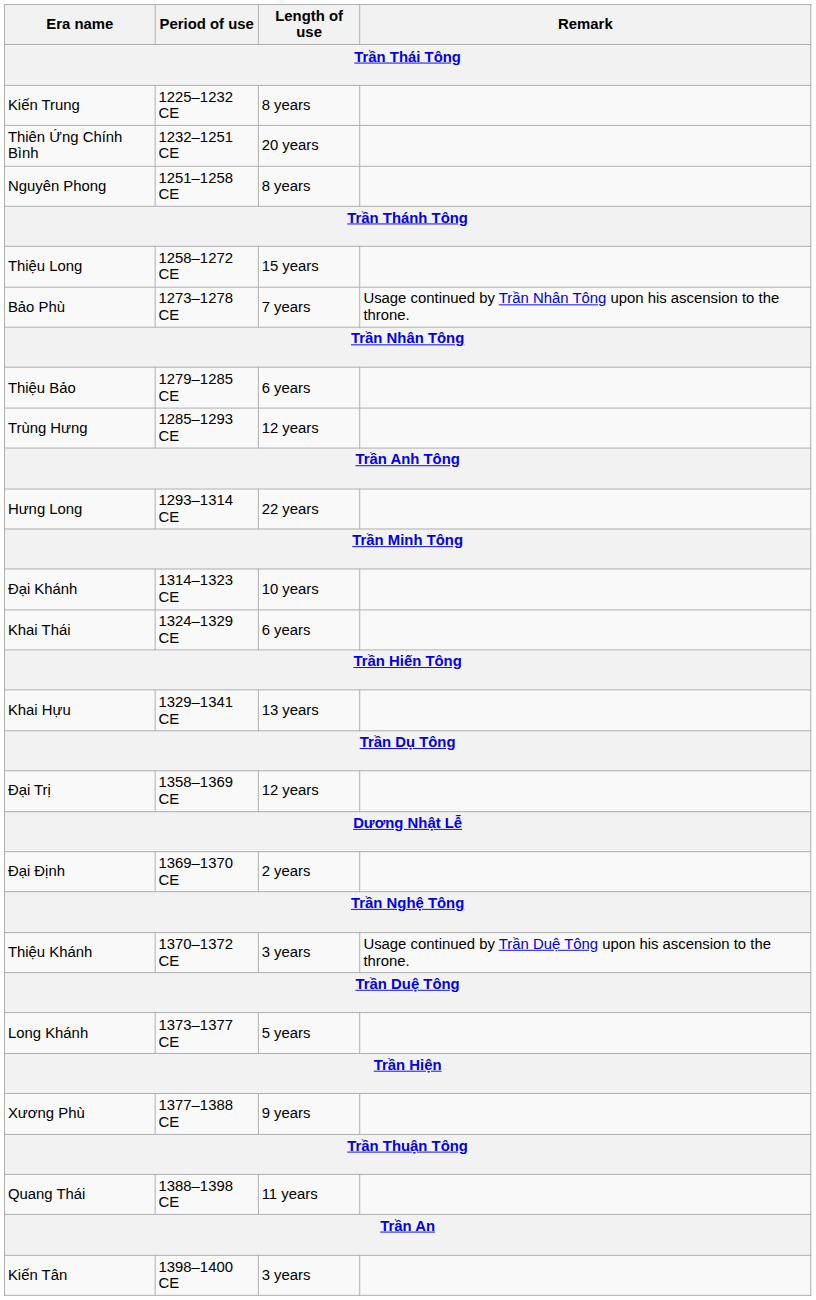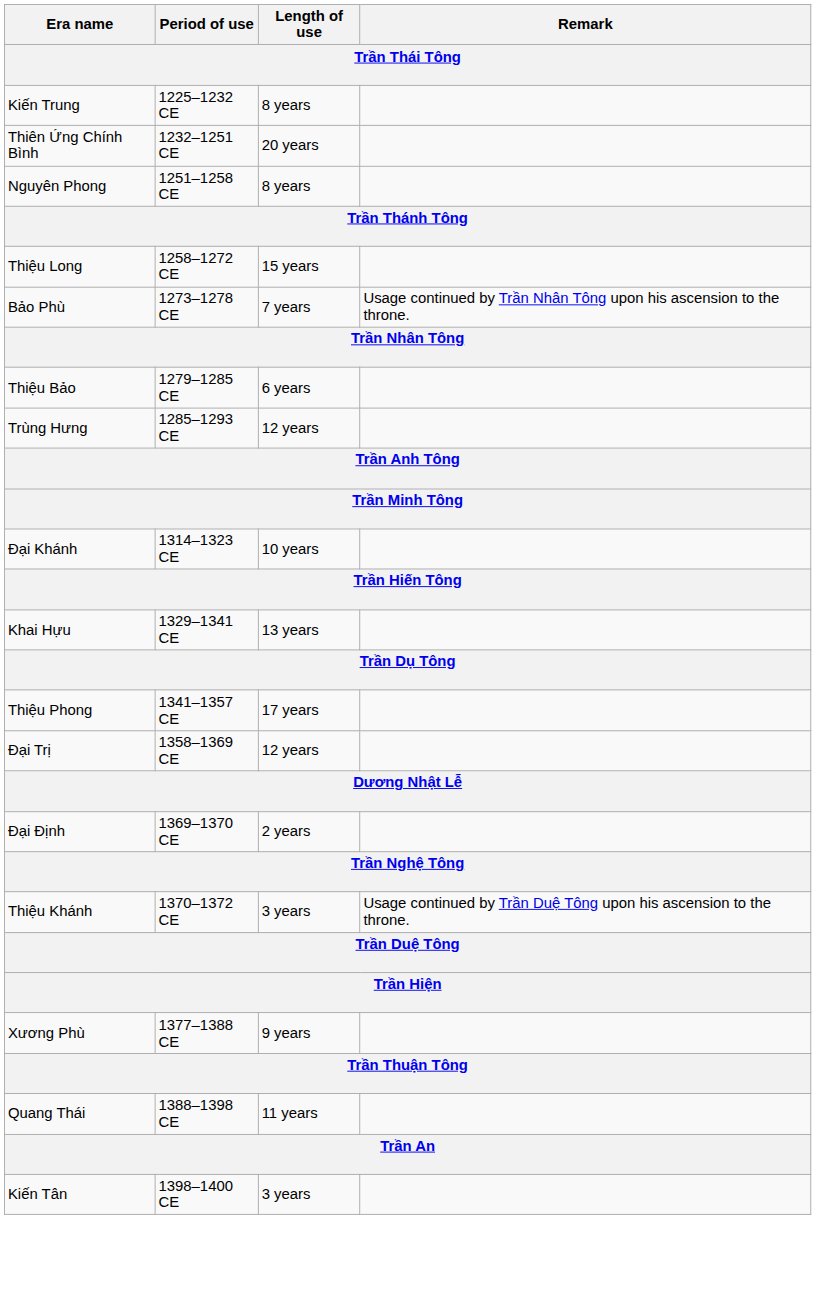- row: (45, 508)
- row: (39, 629)
+ row: (50, 710)
- row: (48, 1033)
